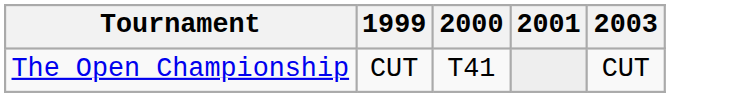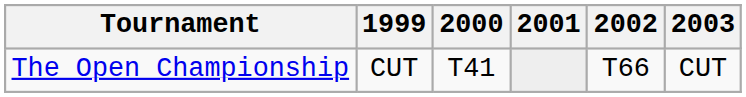+ column: (626, 27)
